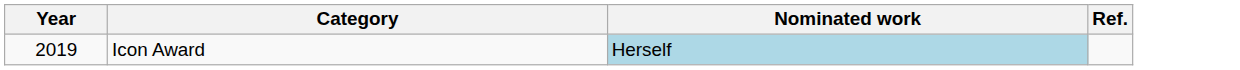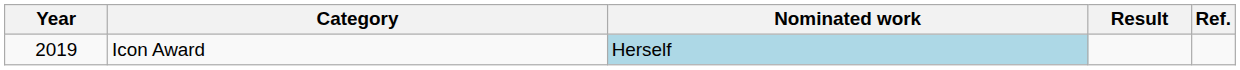+ column: (1140, 19)
